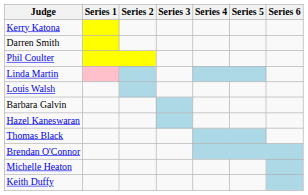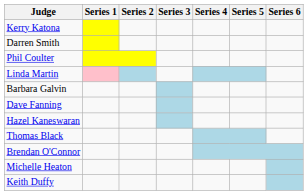- row: (31, 89)
+ row: (34, 105)
